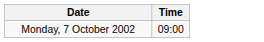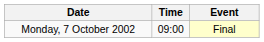+ column: (224, 12)
